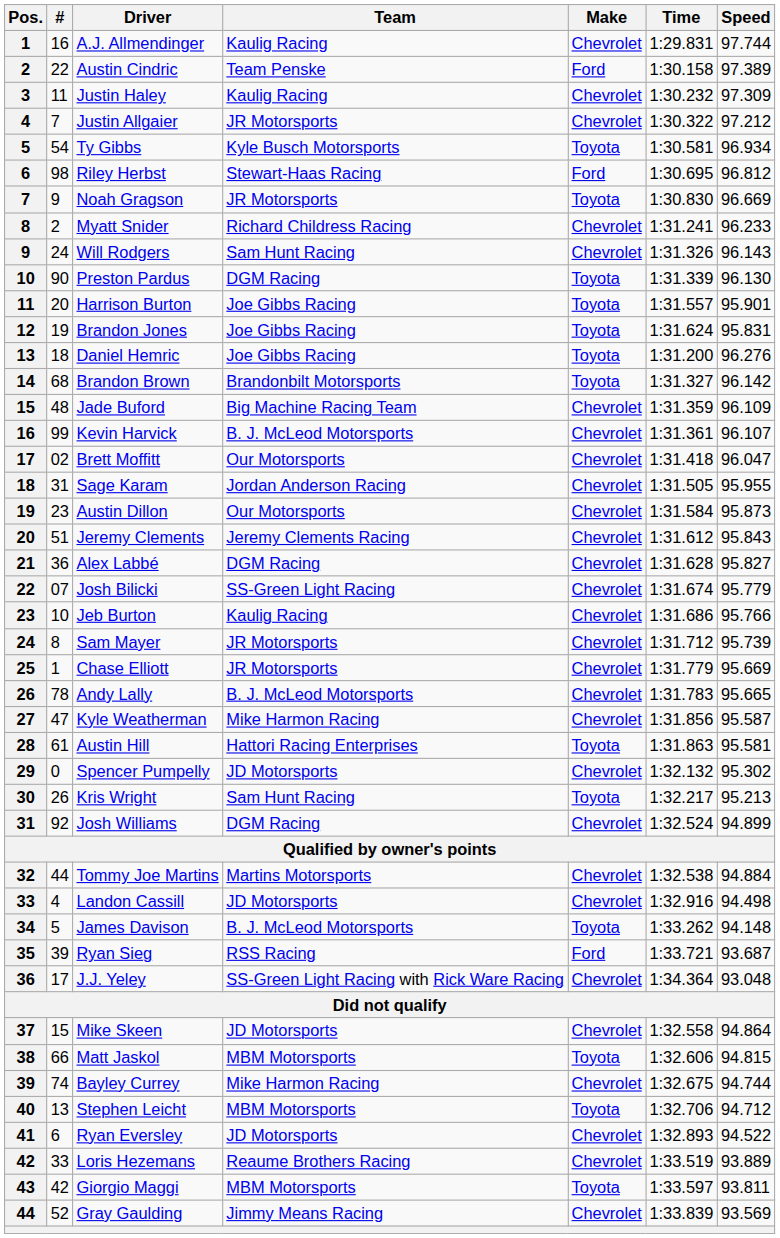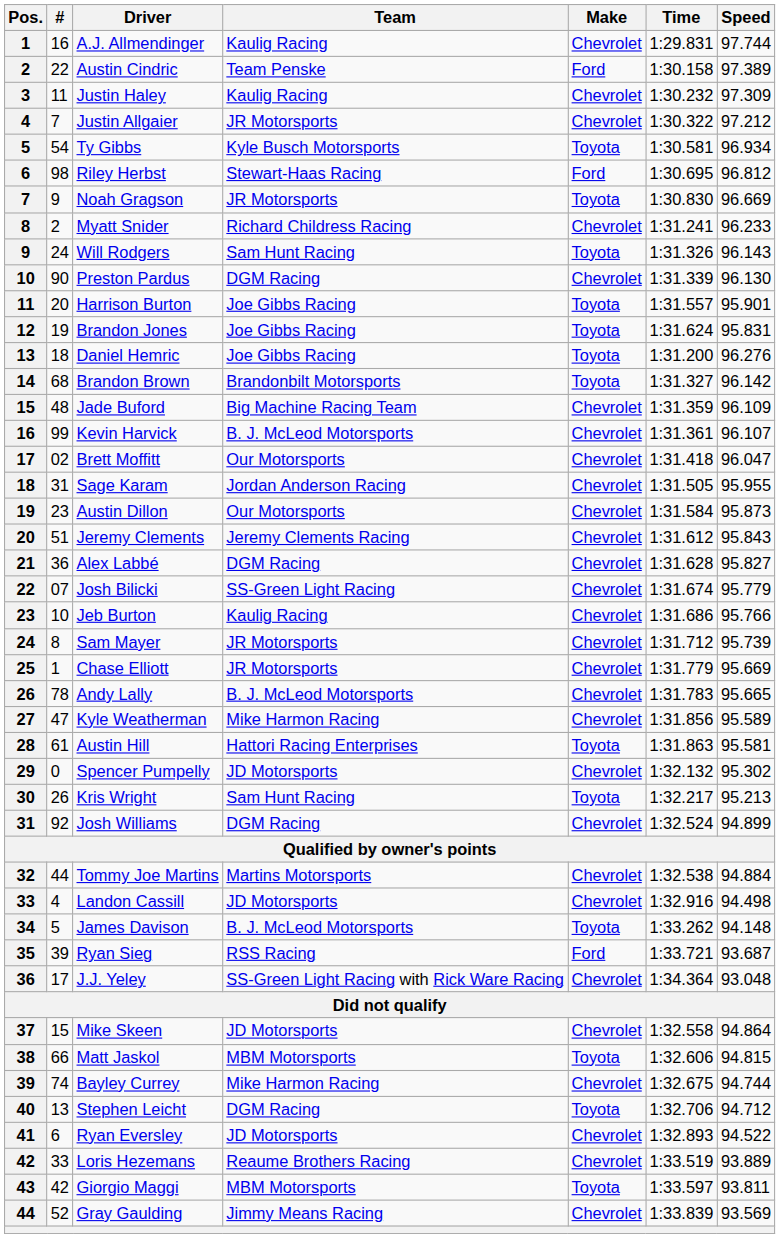(607, 252) Chevrolet -> (596, 252) Toyota
(596, 278) Toyota -> (607, 278) Chevrolet
(746, 719) 95.587 -> (746, 719) 95.589
(291, 1109) MBM Motorsports -> (273, 1109) DGM Racing
